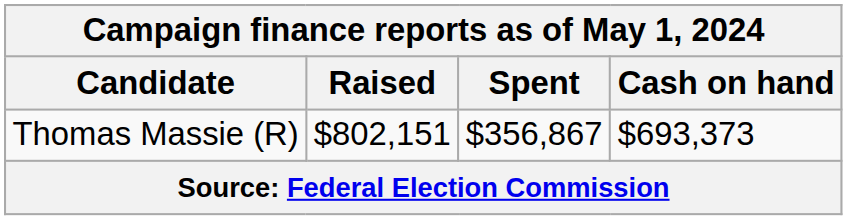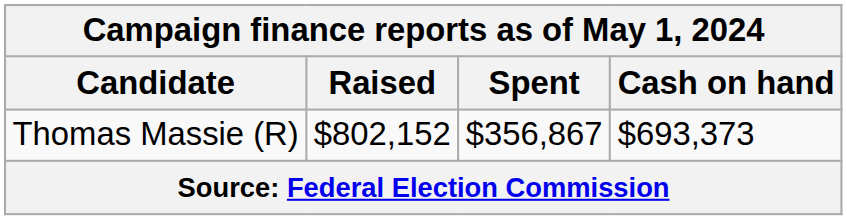(382, 134) $802,151 -> (382, 134) $802,152
